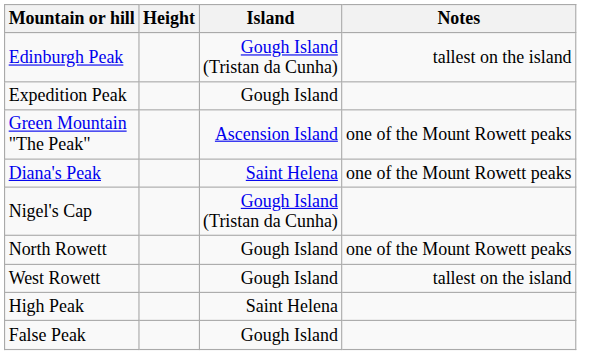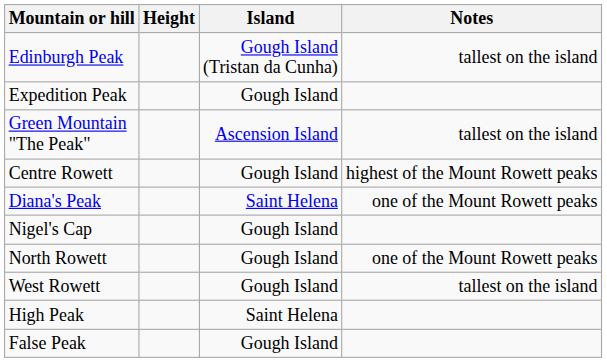(459, 134) one of the Mount Rowett peaks -> (528, 134) tallest on the island
+ row: (61, 172)
(270, 211) Gough Island (Tristan da Cunha) -> (289, 229) Gough Island
